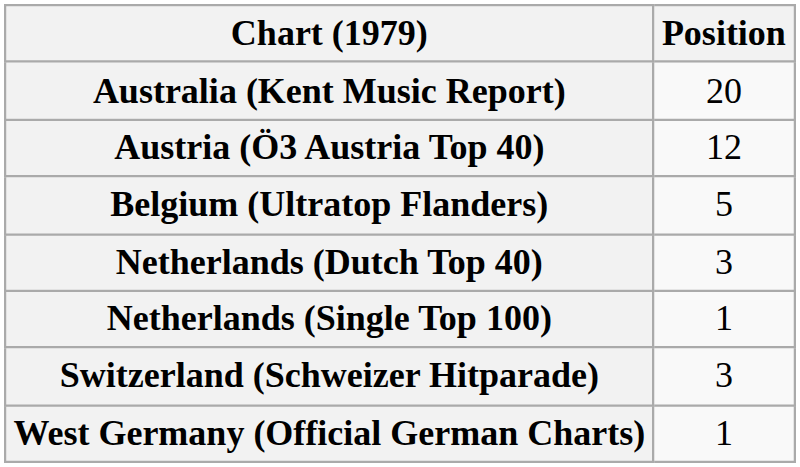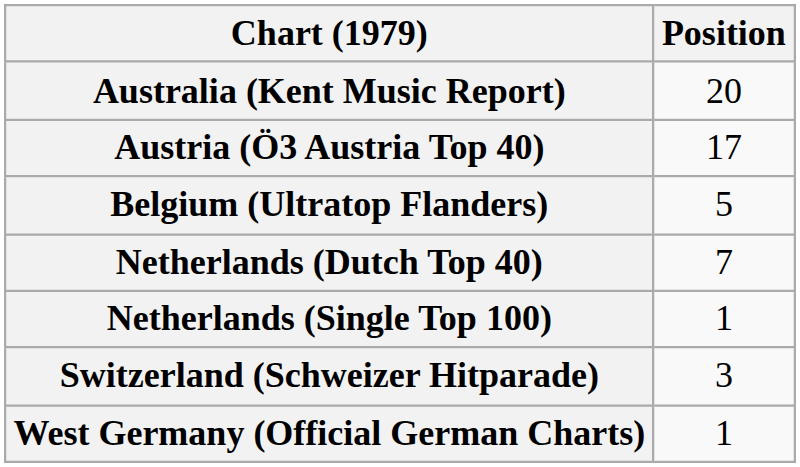(724, 147) 12 -> (724, 147) 17
(724, 261) 3 -> (724, 261) 7
